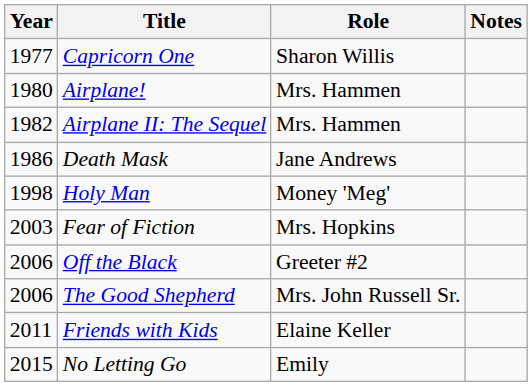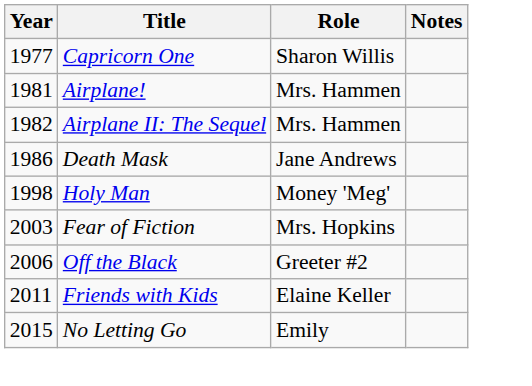(31, 90) 1980 -> (31, 90) 1981
- row: (149, 295)
